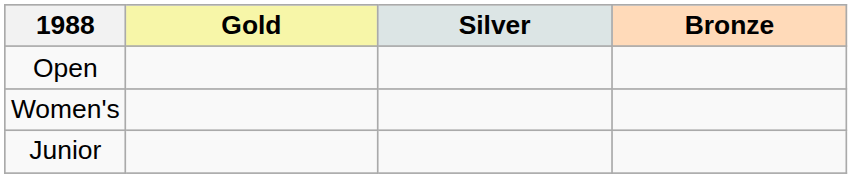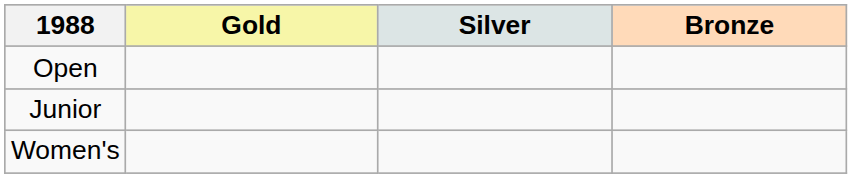rows swapped: (65, 109) <-> (65, 151)
